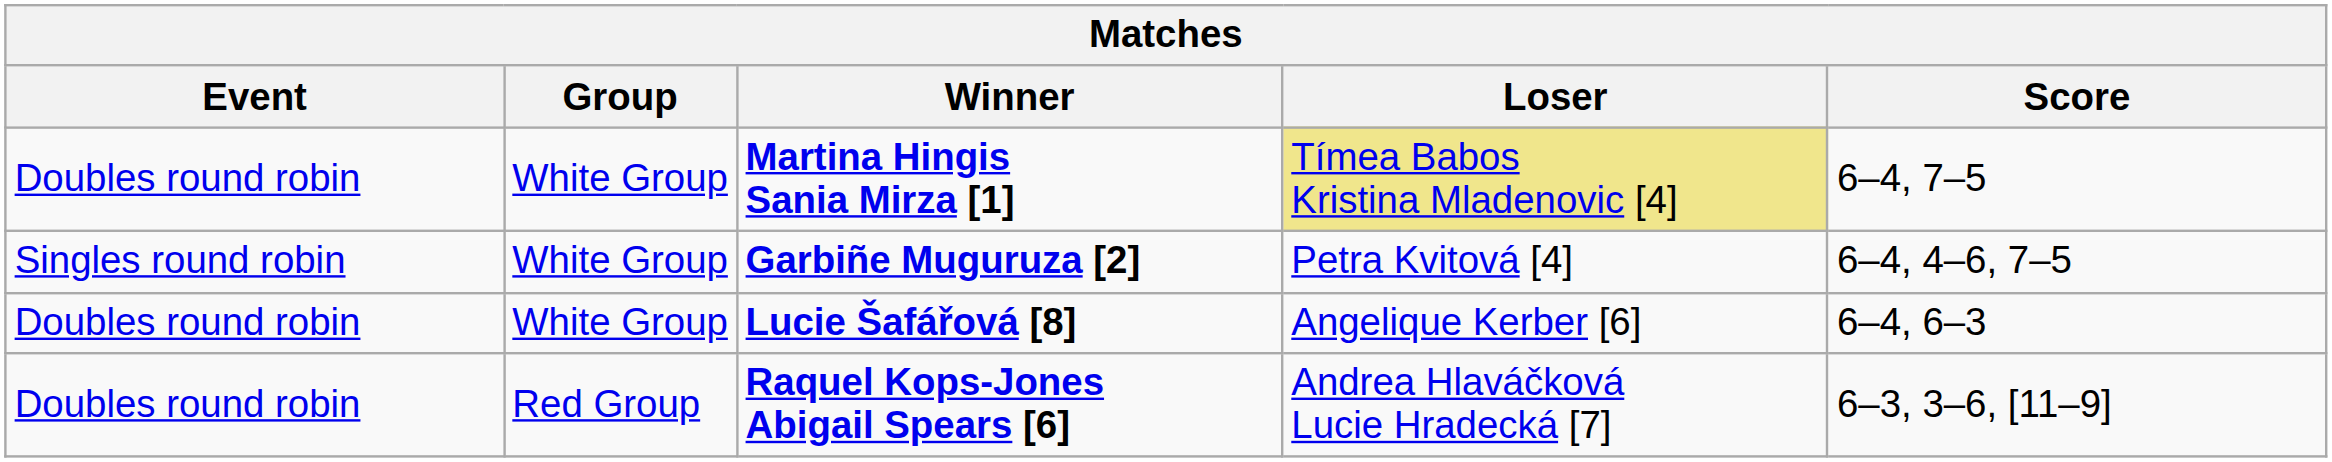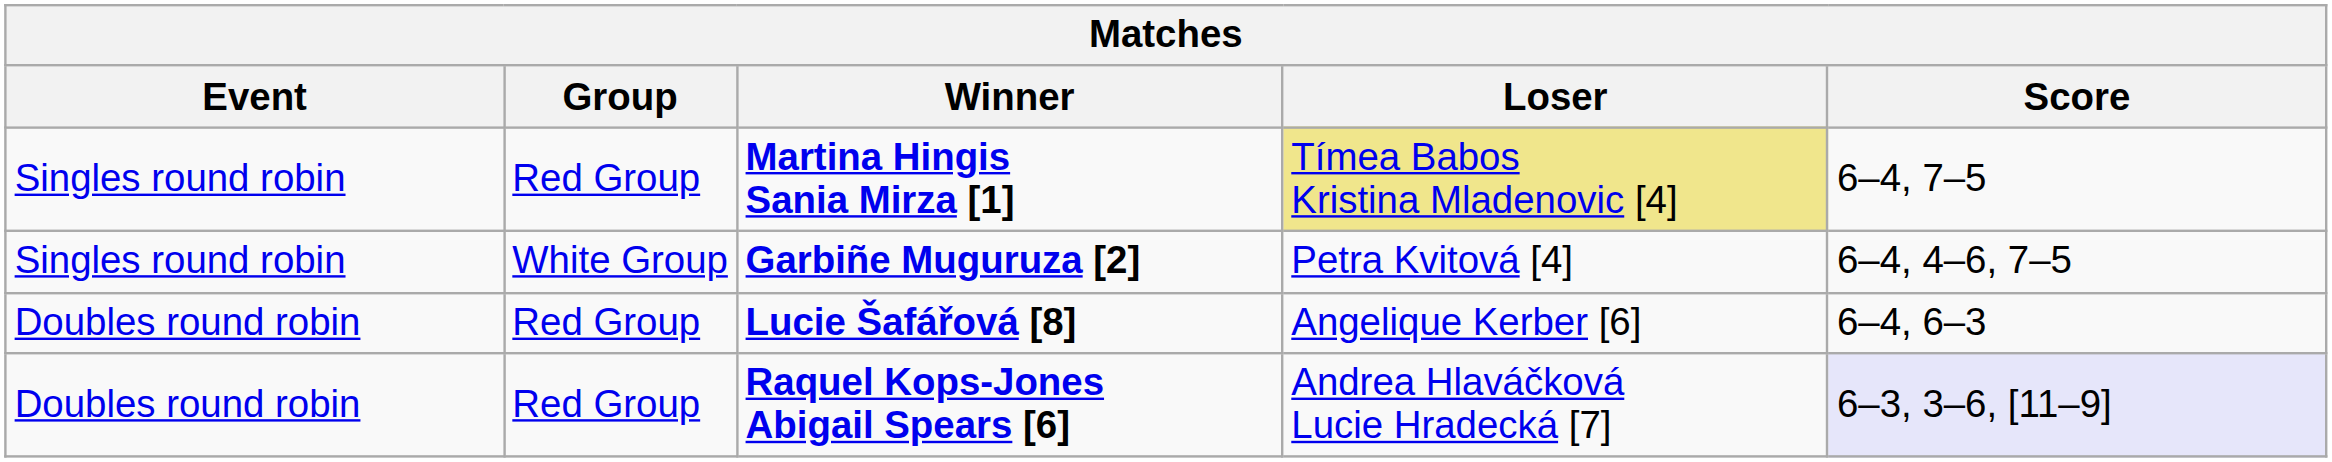(188, 178) Doubles round robin -> (180, 178) Singles round robin
(620, 178) White Group -> (606, 178) Red Group
(620, 321) White Group -> (606, 321) Red Group
(1974, 404) no background -> (1974, 404) lavender background
